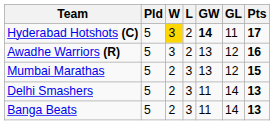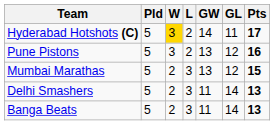(205, 33) bold -> (205, 33) normal
- row: (64, 52)
+ row: (43, 52)
